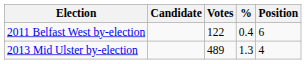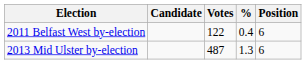(216, 50) 489 -> (216, 50) 487
(261, 50) 4 -> (261, 50) 6
